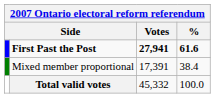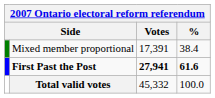rows swapped: (54, 49) <-> (73, 66)
